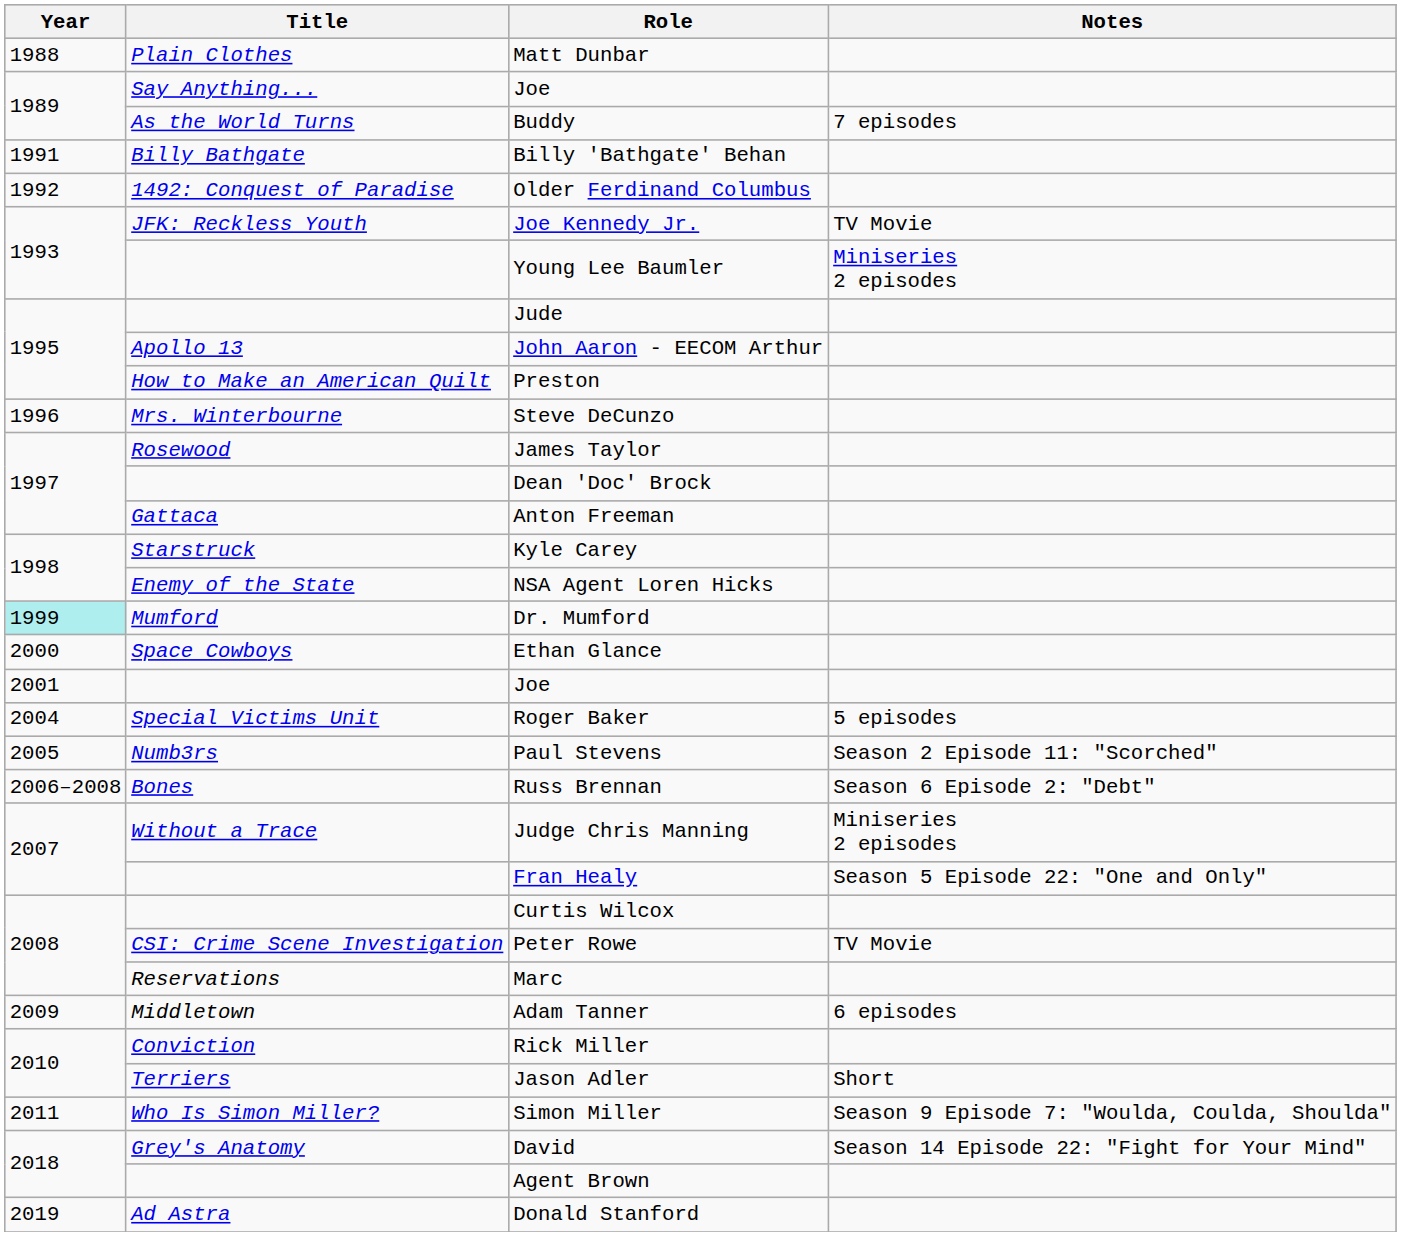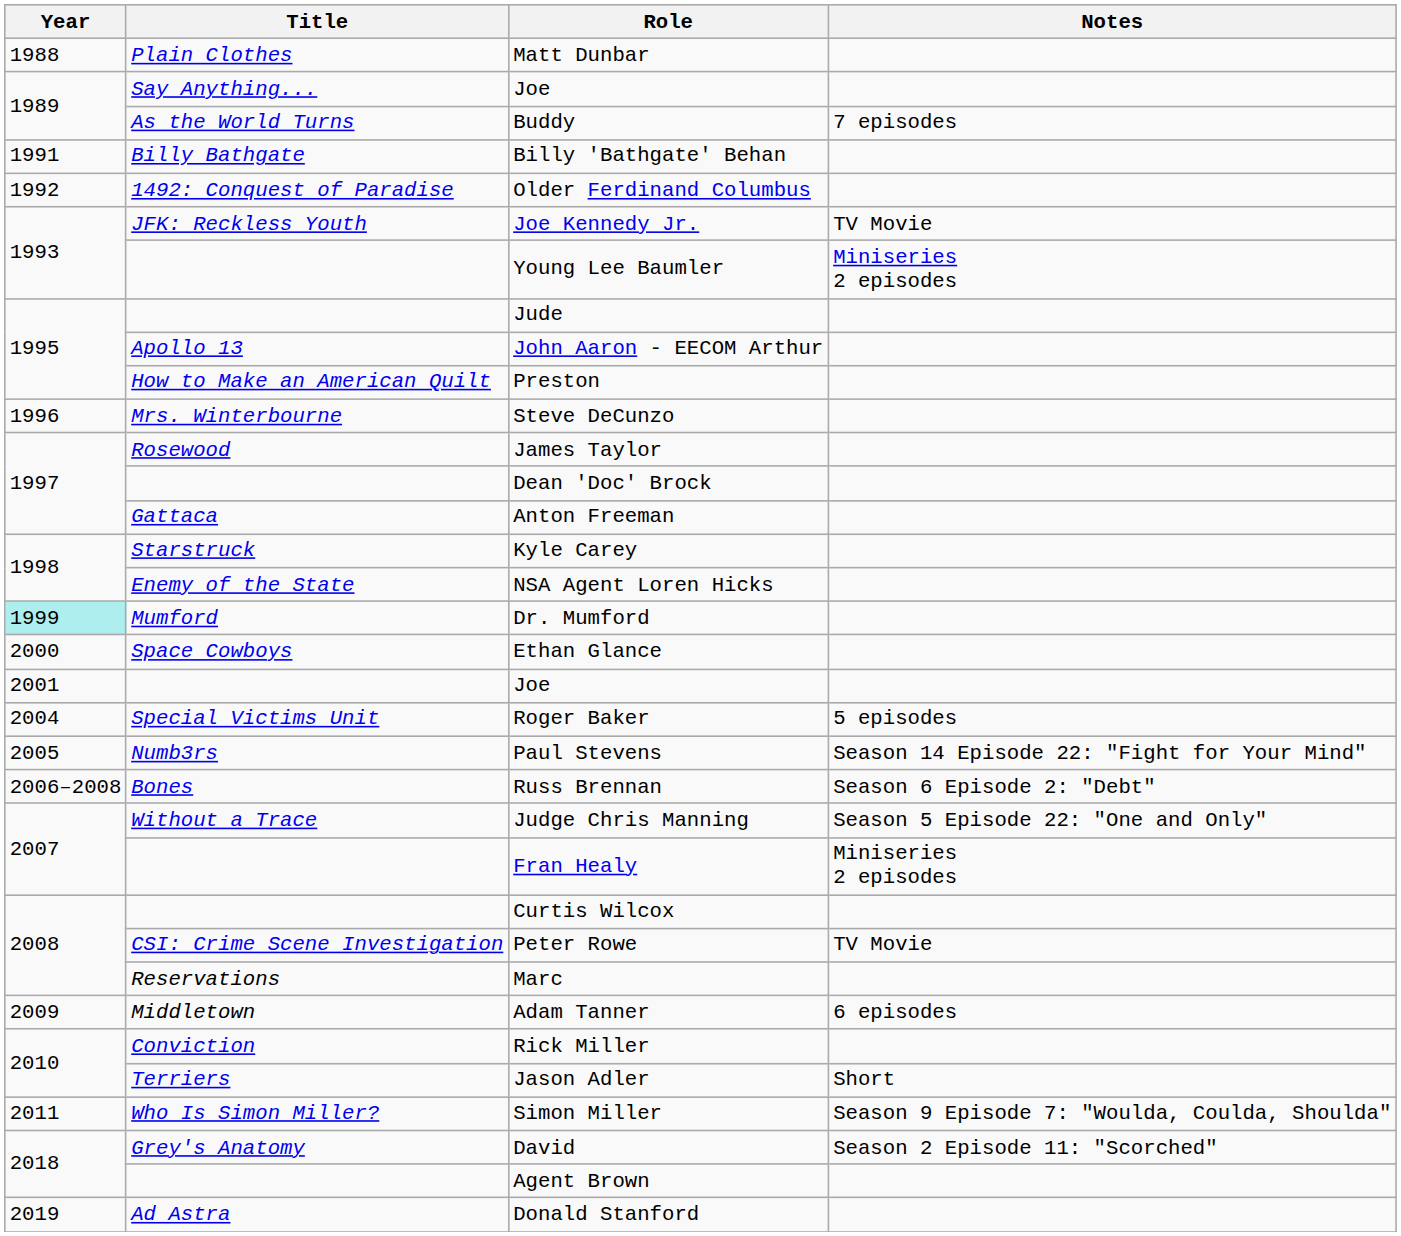(1025, 753) Season 2 Episode 11: "Scorched" -> (1100, 753) Season 14 Episode 22: "Fight for Your Mind"
(895, 832) Miniseries 2 episodes -> (1050, 820) Season 5 Episode 22: "One and Only"
(1050, 878) Season 5 Episode 22: "One and Only" -> (895, 866) Miniseries 2 episodes
(1100, 1147) Season 14 Episode 22: "Fight for Your Mind" -> (1025, 1147) Season 2 Episode 11: "Scorched"
